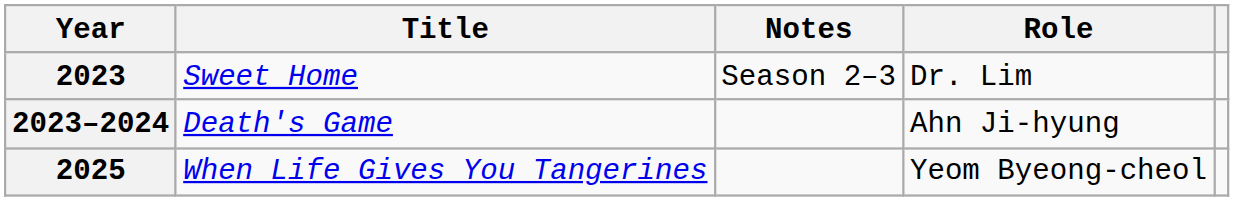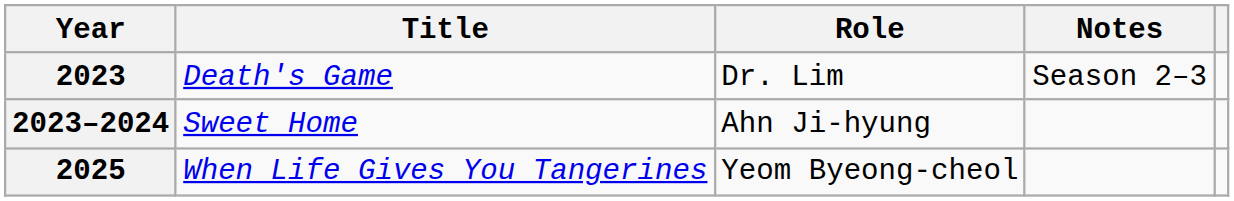columns swapped: (1058, 29) <-> (809, 29)
(271, 76) Sweet Home -> (288, 76) Death's Game
(288, 124) Death's Game -> (271, 124) Sweet Home
